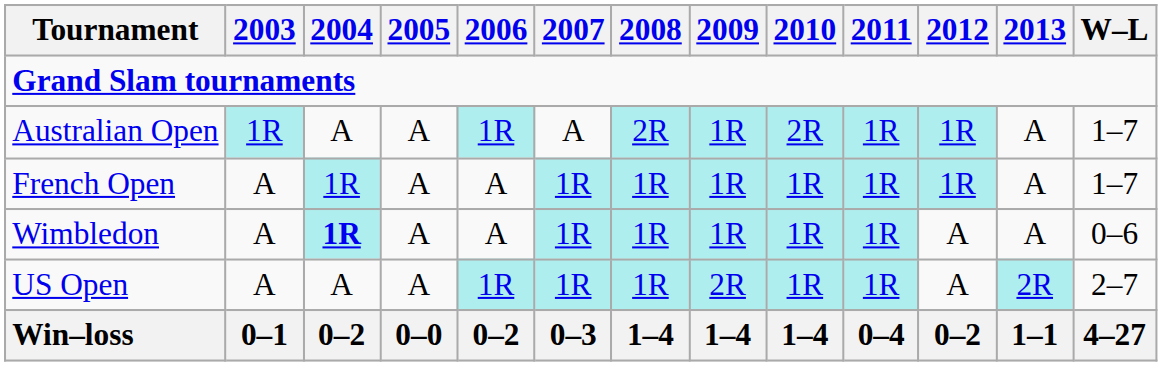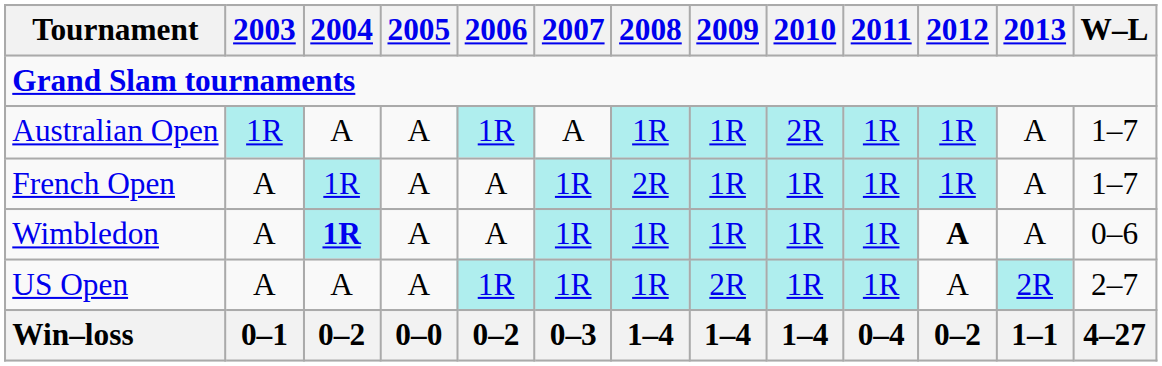(650, 131) 2R -> (650, 131) 1R
(650, 182) 1R -> (650, 182) 2R
(958, 232) normal -> (958, 232) bold
